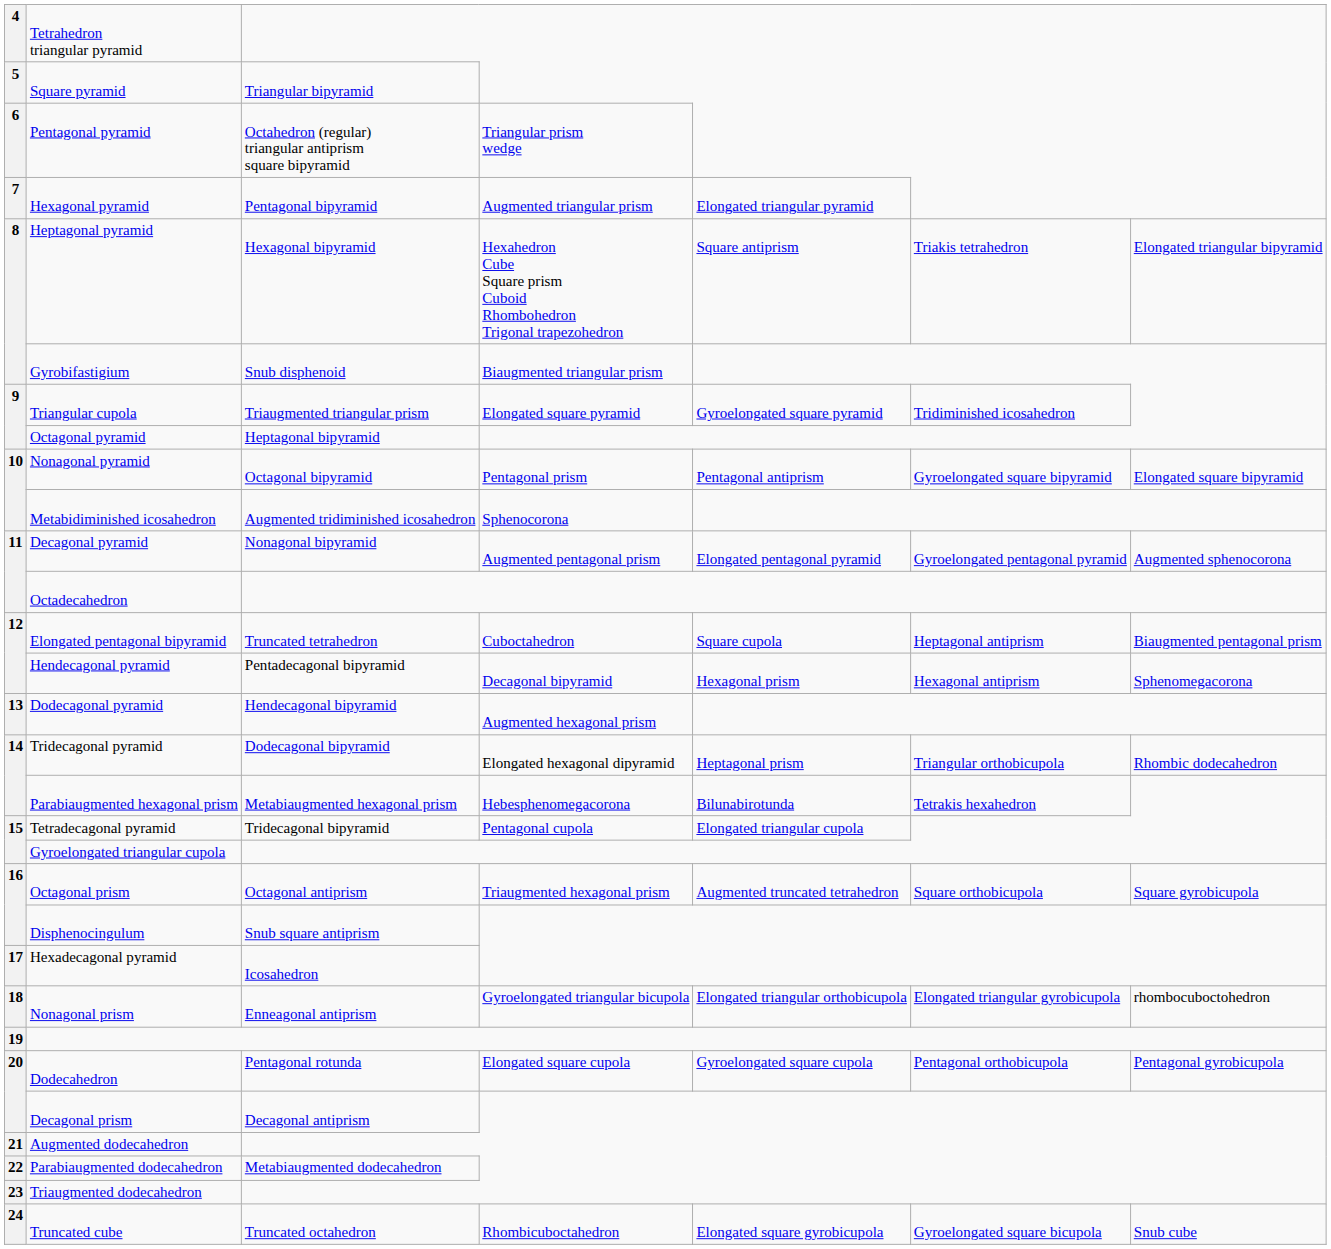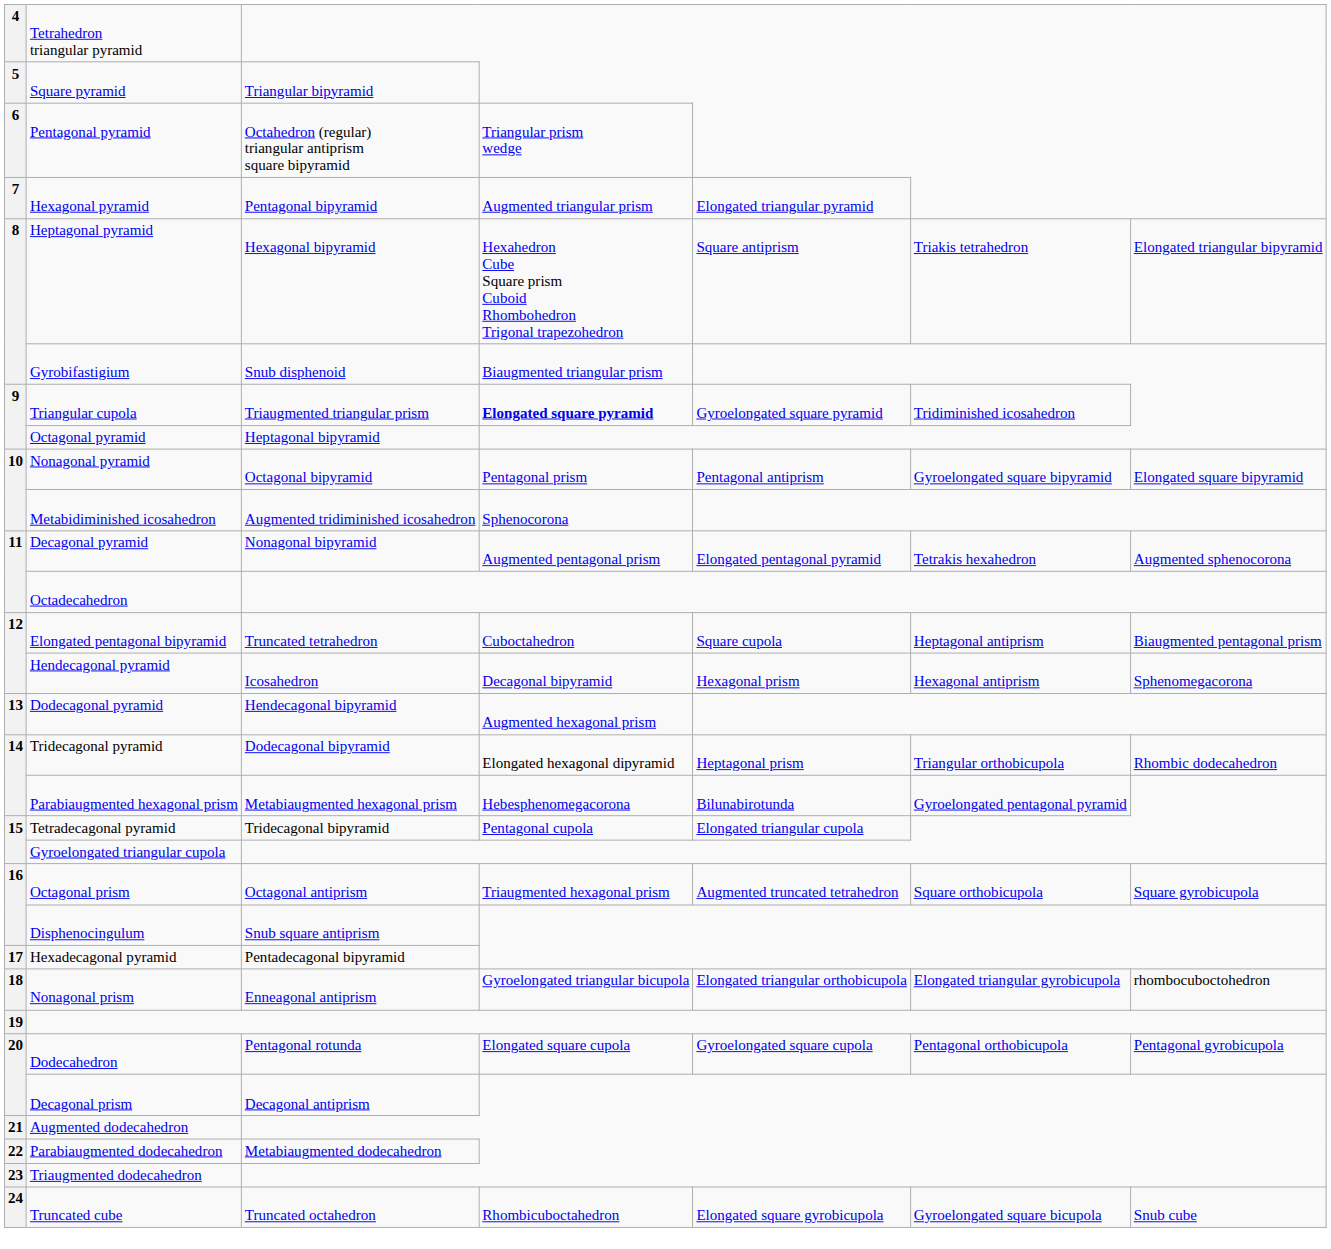(561, 413) normal -> (568, 413) bold
(1020, 559) Gyroelongated pentagonal pyramid -> (975, 559) Tetrakis hexahedron
(325, 664) Pentadecagonal bipyramid -> (282, 681) Icosahedron
(975, 804) Tetrakis hexahedron -> (1020, 804) Gyroelongated pentagonal pyramid
(282, 974) Icosahedron -> (325, 957) Pentadecagonal bipyramid
